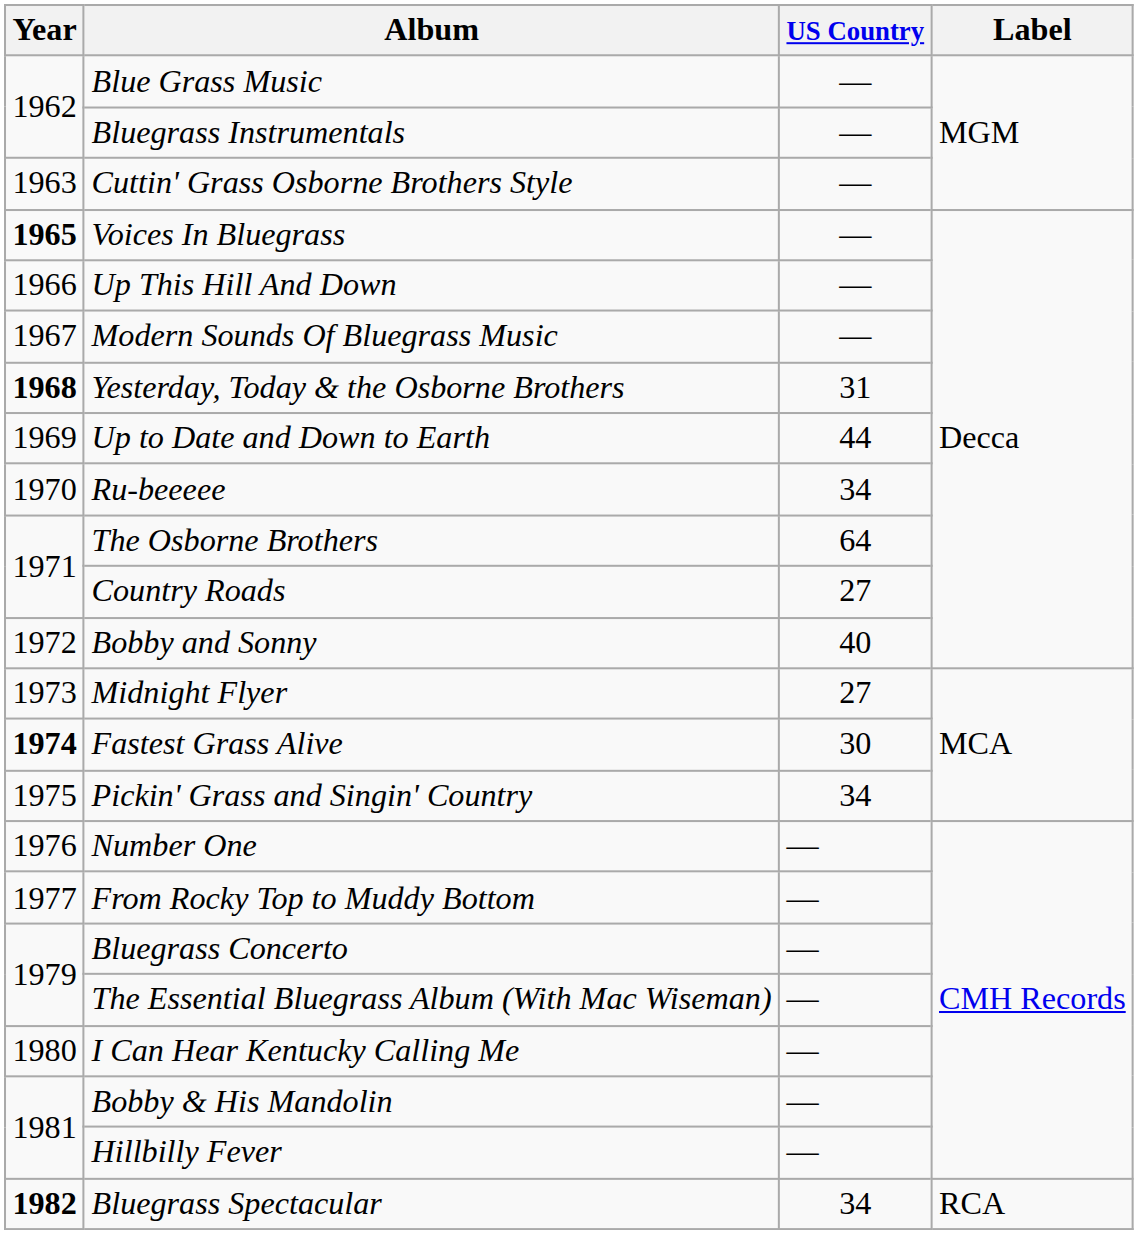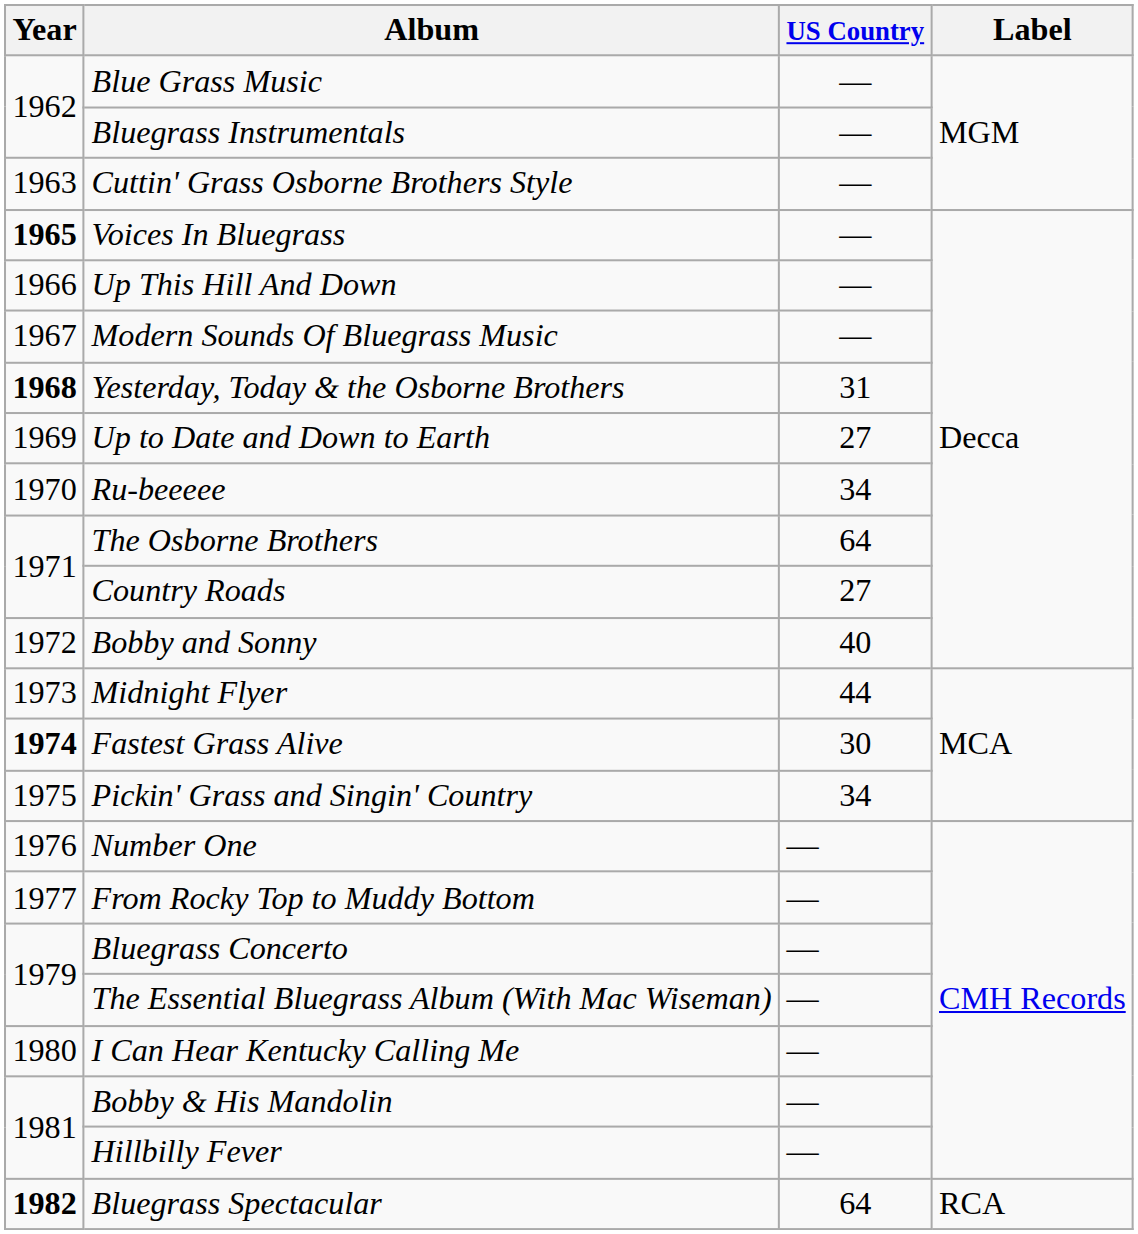(855, 438) 44 -> (855, 438) 27
(855, 693) 27 -> (855, 693) 44
(855, 1203) 34 -> (855, 1203) 64
